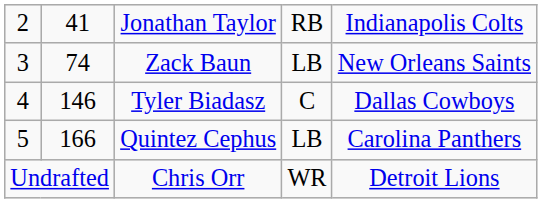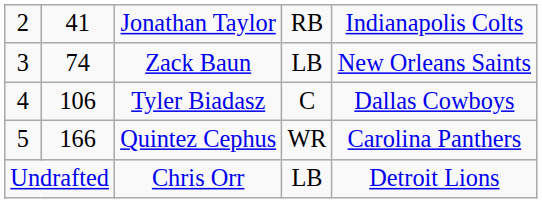(78, 100) 146 -> (78, 100) 106
(307, 139) LB -> (307, 139) WR
(307, 178) WR -> (307, 178) LB
